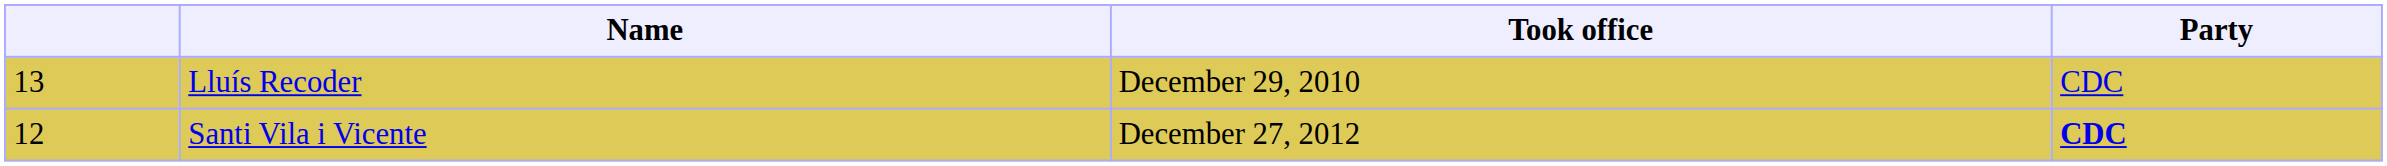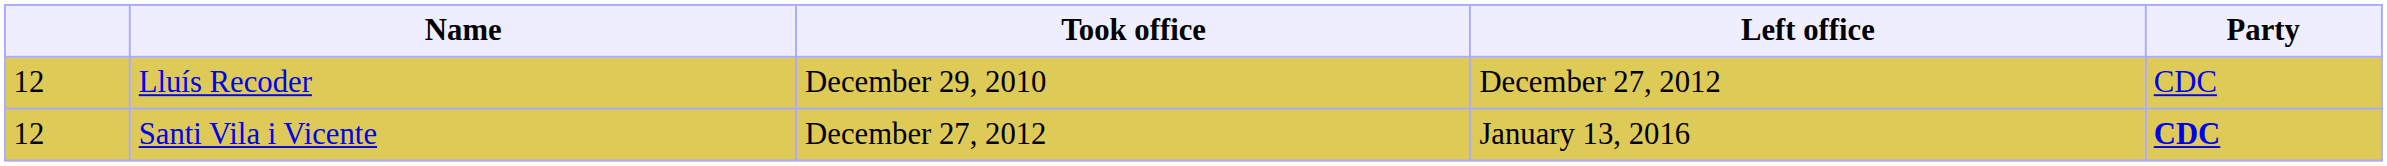+ column: (1808, 30)
(29, 82) 13 -> (29, 82) 12
